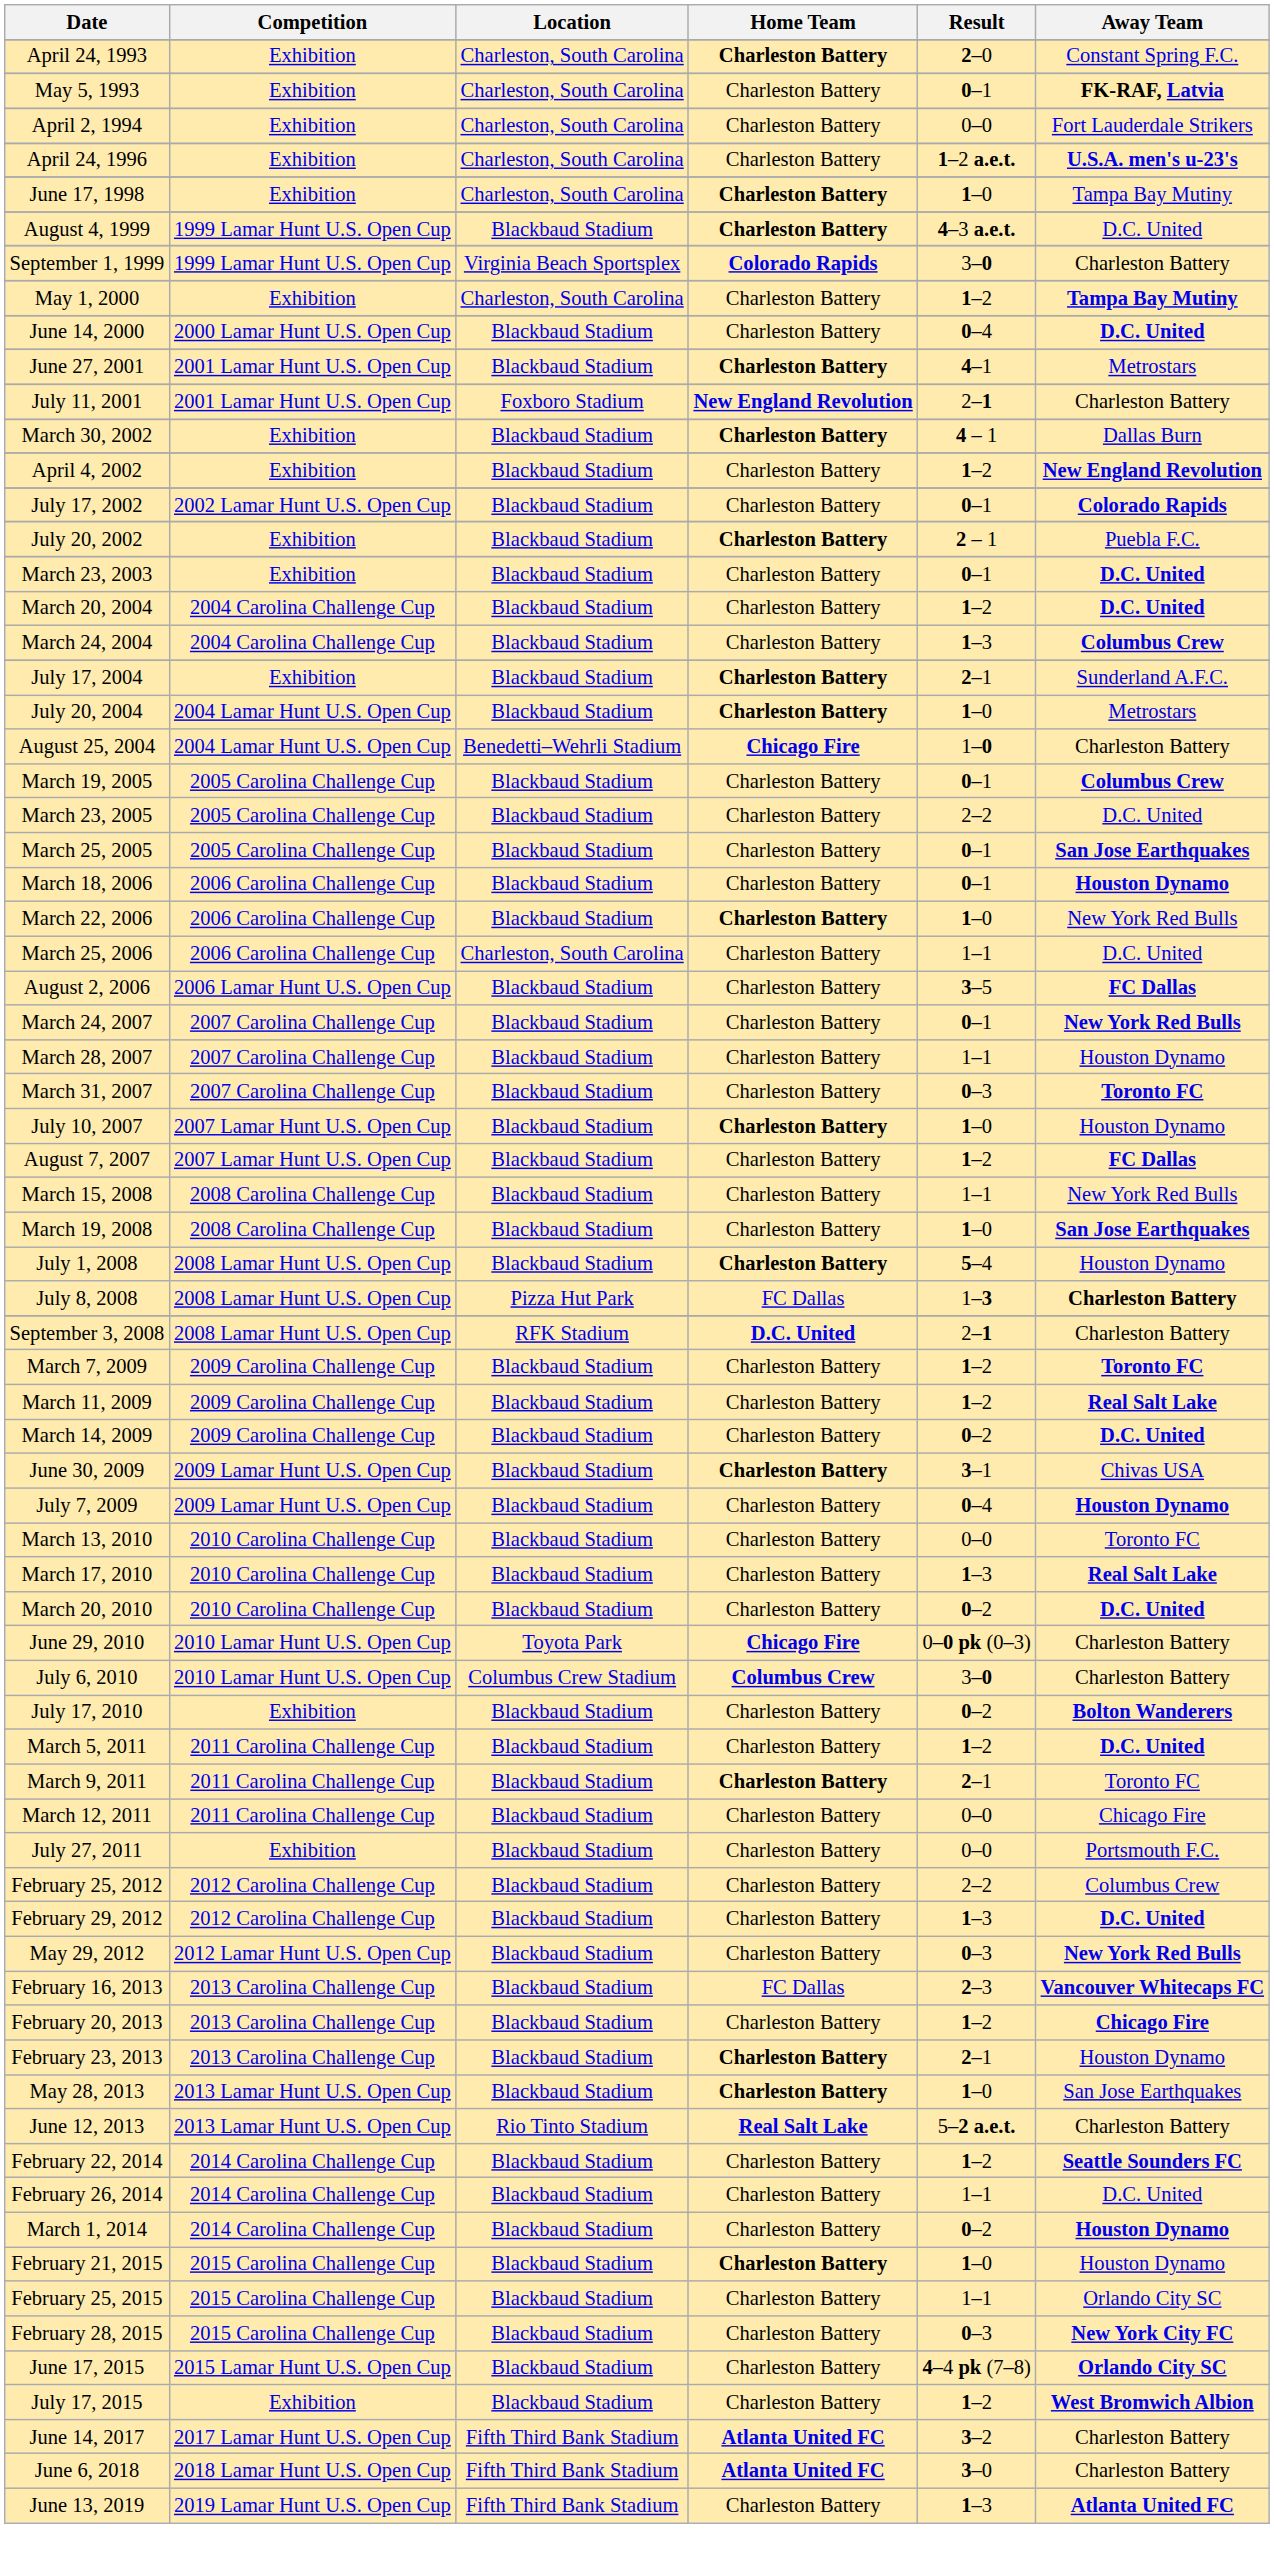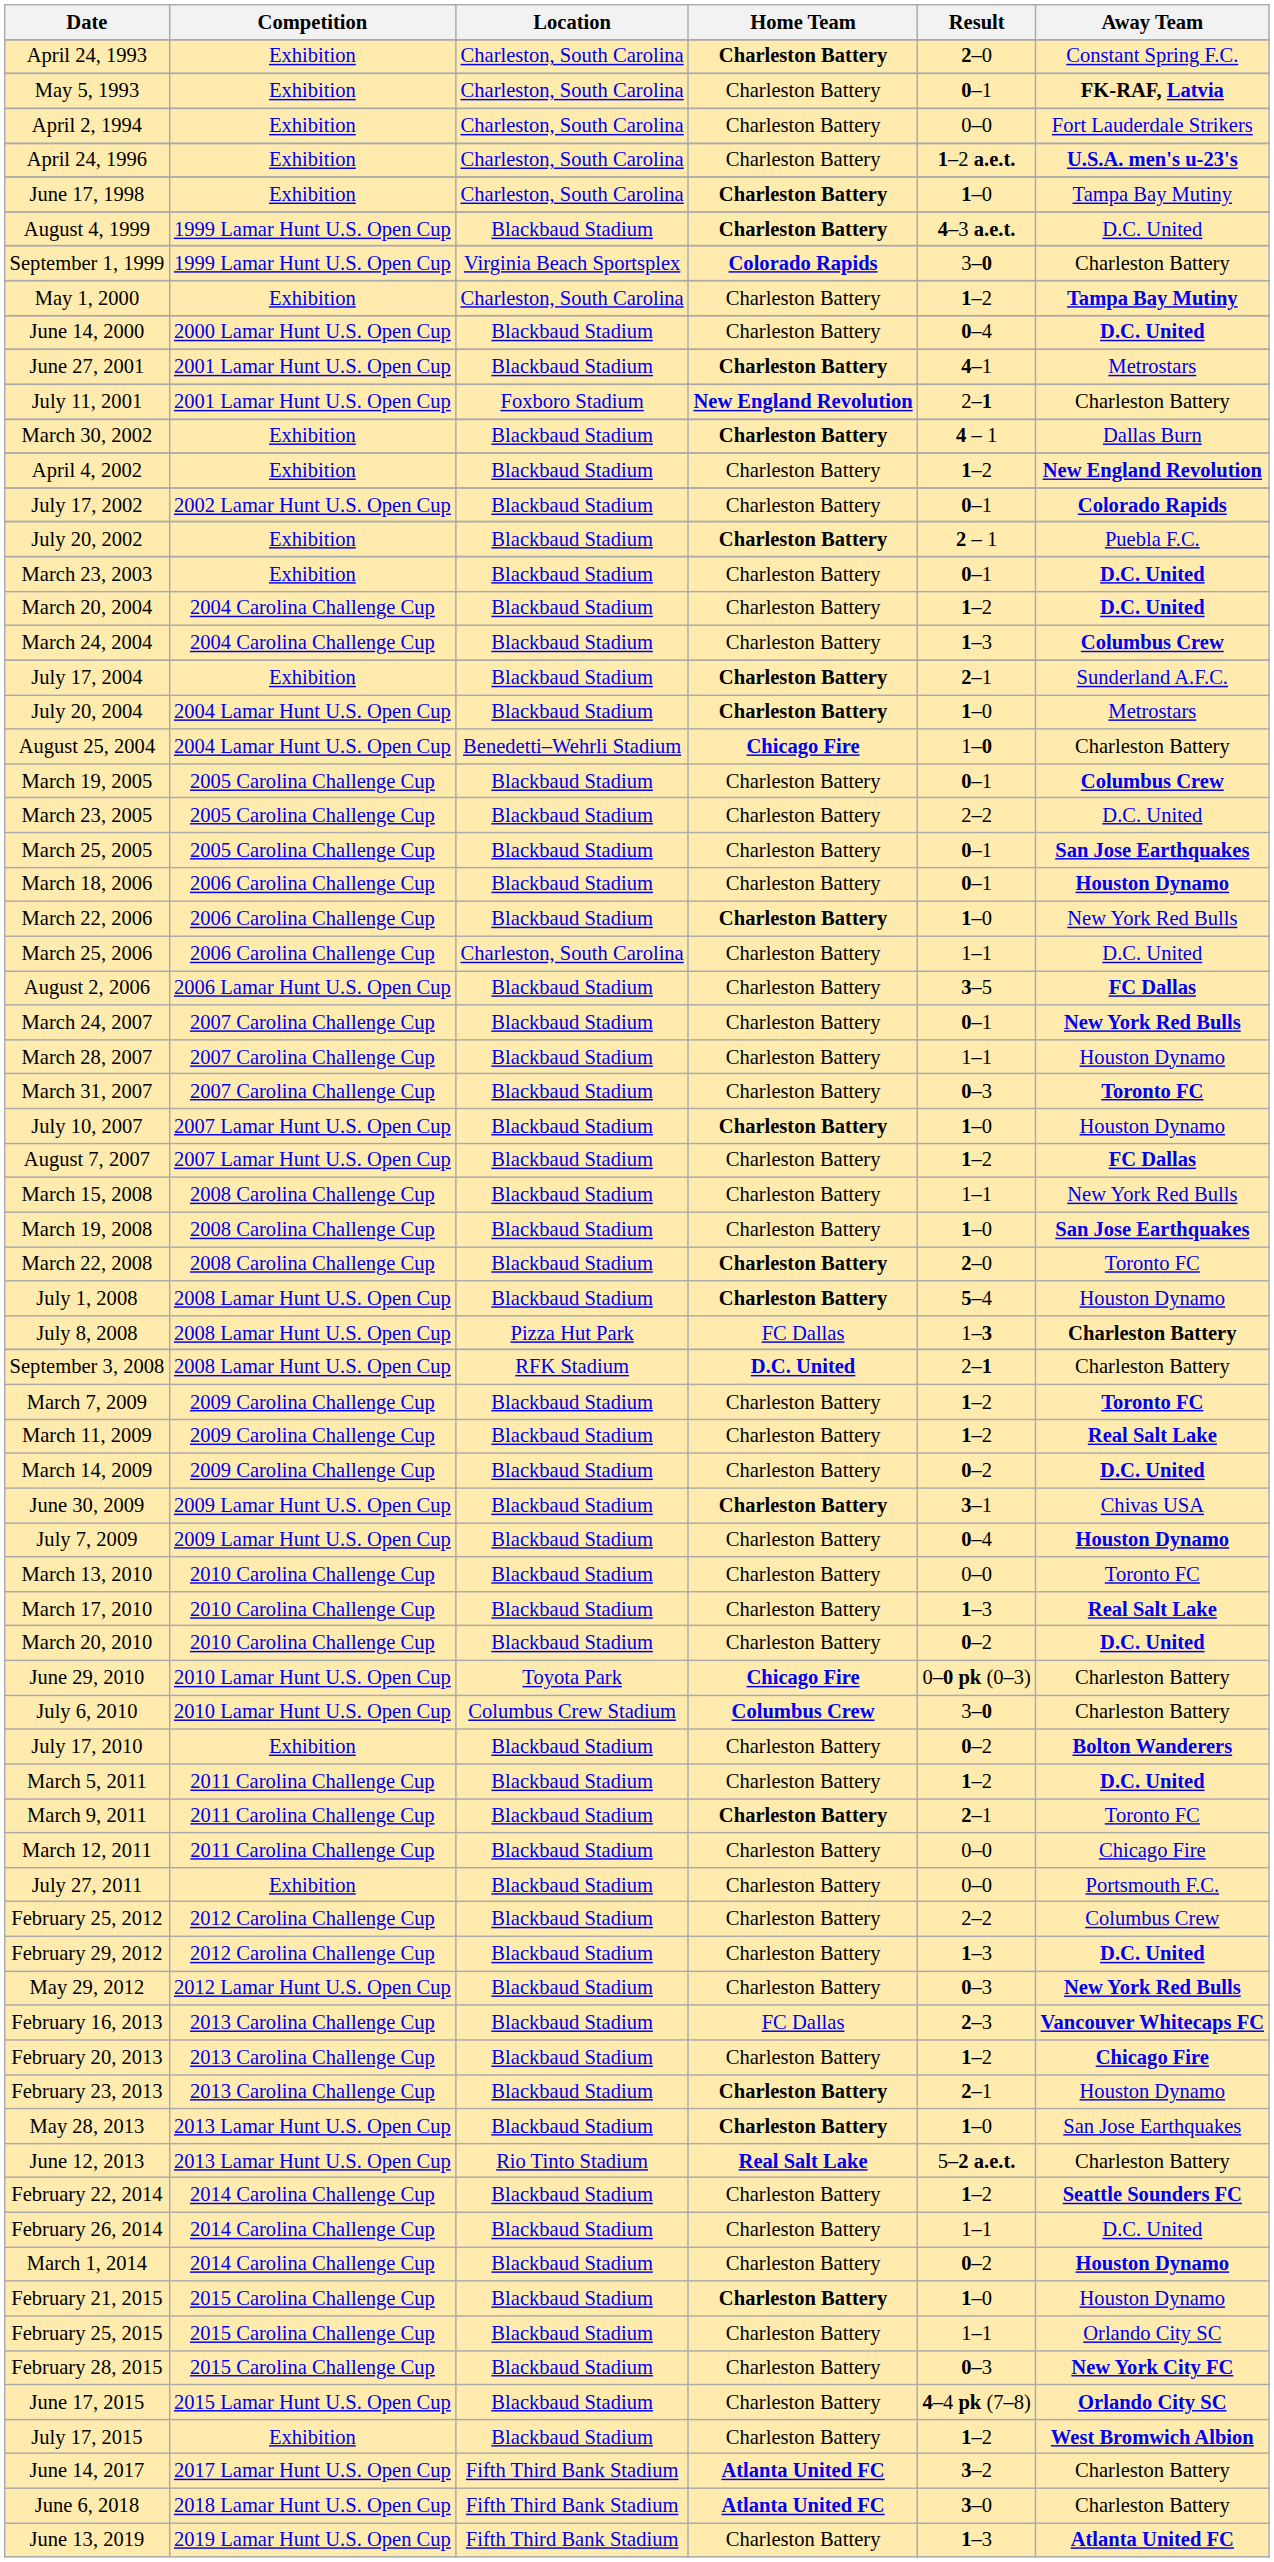+ row: (87, 1263)
